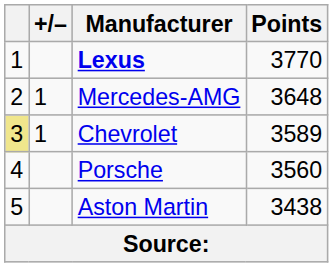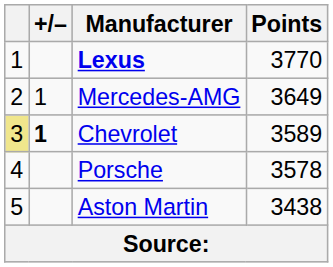(296, 97) 3648 -> (296, 97) 3649
(40, 134) normal -> (40, 134) bold
(296, 171) 3560 -> (296, 171) 3578
